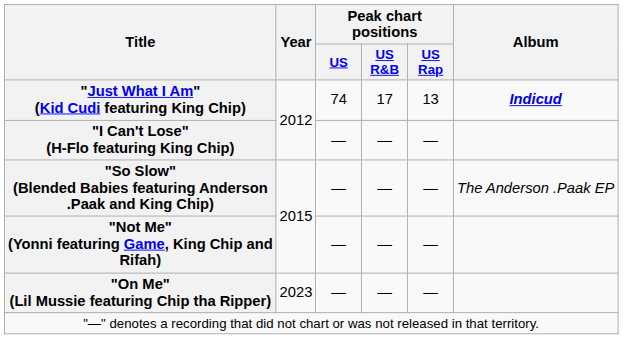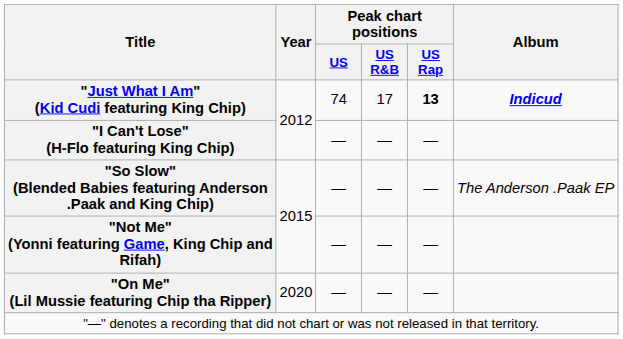(431, 100) normal -> (431, 100) bold
(296, 292) 2023 -> (296, 292) 2020
